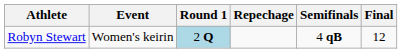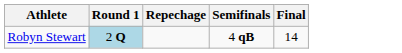- column: (133, 15)
(379, 37) 12 -> (291, 37) 14
